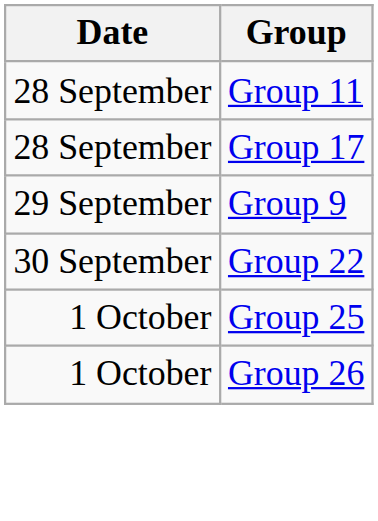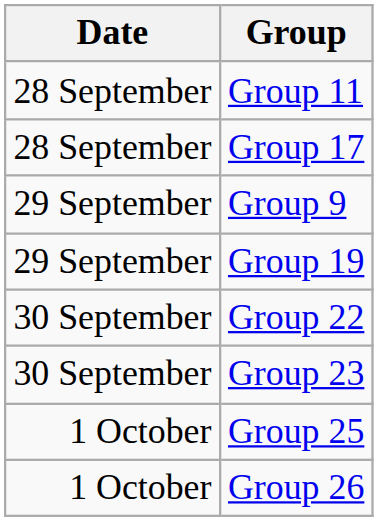+ row: (296, 260)
+ row: (296, 373)
